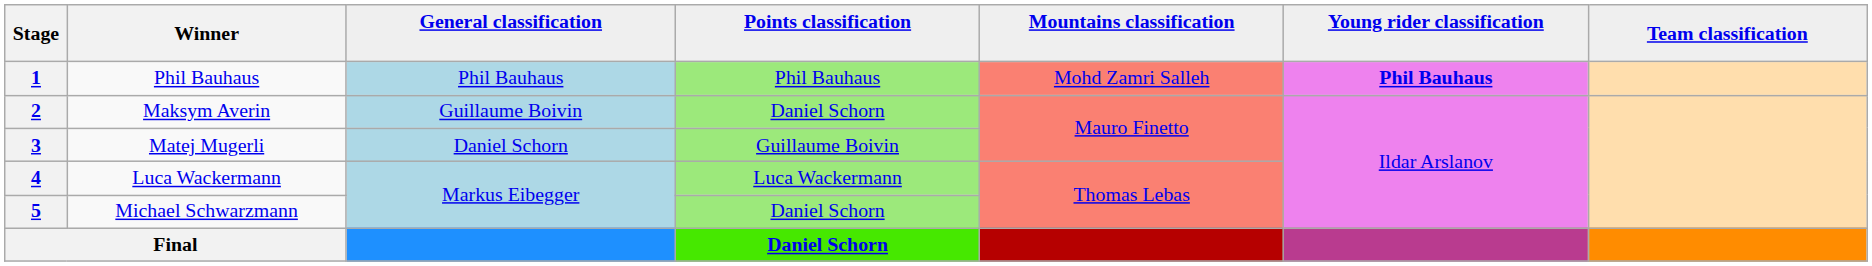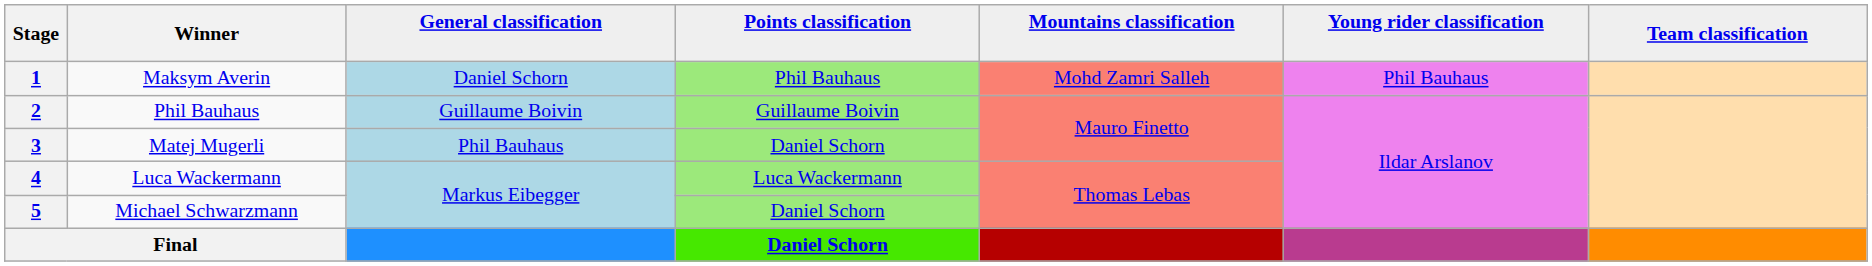(207, 78) Phil Bauhaus -> (207, 78) Maksym Averin
(511, 78) Phil Bauhaus -> (511, 78) Daniel Schorn
(1436, 78) bold -> (1436, 78) normal
(207, 111) Maksym Averin -> (207, 111) Phil Bauhaus
(828, 111) Daniel Schorn -> (828, 111) Guillaume Boivin
(511, 145) Daniel Schorn -> (511, 145) Phil Bauhaus
(828, 145) Guillaume Boivin -> (828, 145) Daniel Schorn
